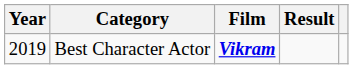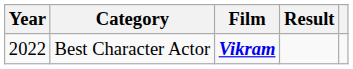(27, 48) 2019 -> (27, 48) 2022
